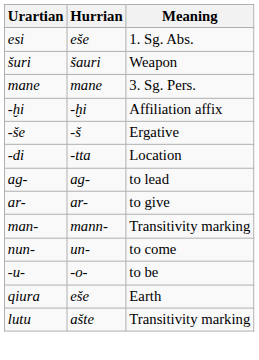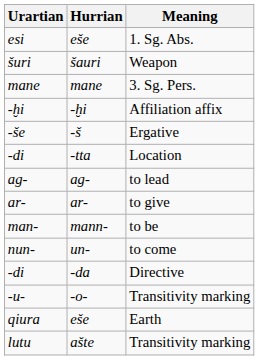(190, 226) Transitivity marking -> (144, 226) to be
+ row: (16, 272)
(144, 272) to be -> (190, 296) Transitivity marking
